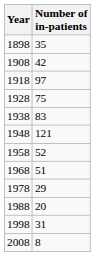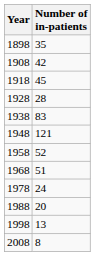(41, 80) 97 -> (41, 80) 45
(41, 98) 75 -> (41, 98) 28
(41, 188) 29 -> (41, 188) 24
(41, 224) 31 -> (41, 224) 13
